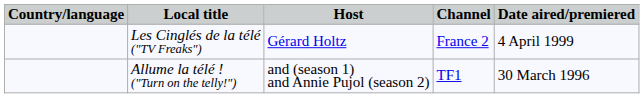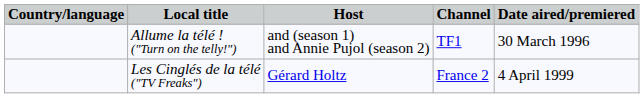rows swapped: (184, 75) <-> (196, 41)
